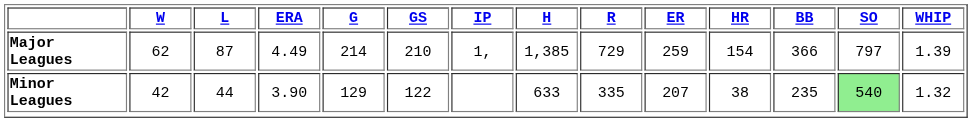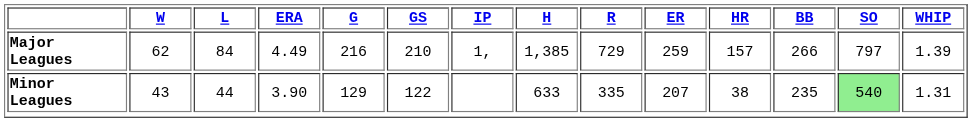(225, 51) 87 -> (225, 51) 84
(354, 51) 214 -> (354, 51) 216
(740, 51) 154 -> (740, 51) 157
(804, 51) 366 -> (804, 51) 266
(160, 93) 42 -> (160, 93) 43
(933, 93) 1.32 -> (933, 93) 1.31
